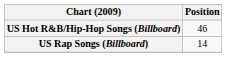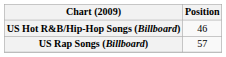(202, 44) 14 -> (202, 44) 57
